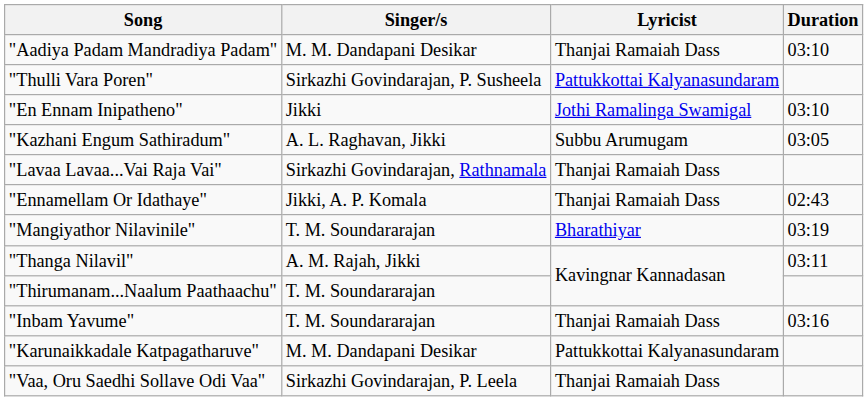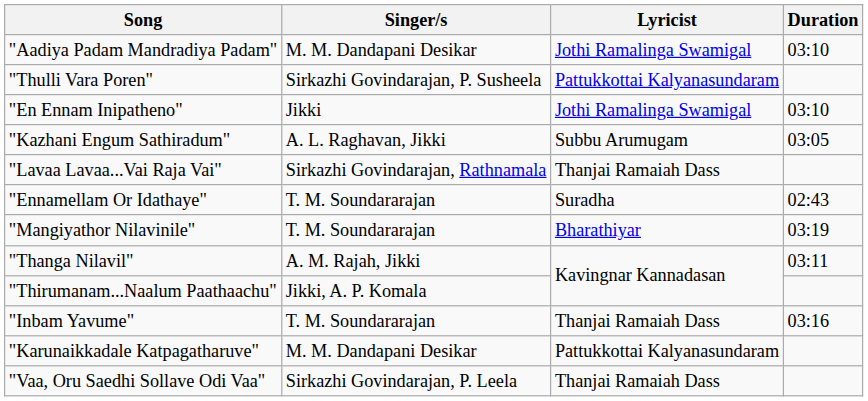(637, 49) Thanjai Ramaiah Dass -> (653, 49) Jothi Ramalinga Swamigal
(356, 200) Jikki, A. P. Komala -> (360, 200) T. M. Soundararajan
(637, 200) Thanjai Ramaiah Dass -> (585, 200) Suradha
(360, 290) T. M. Soundararajan -> (356, 290) Jikki, A. P. Komala
